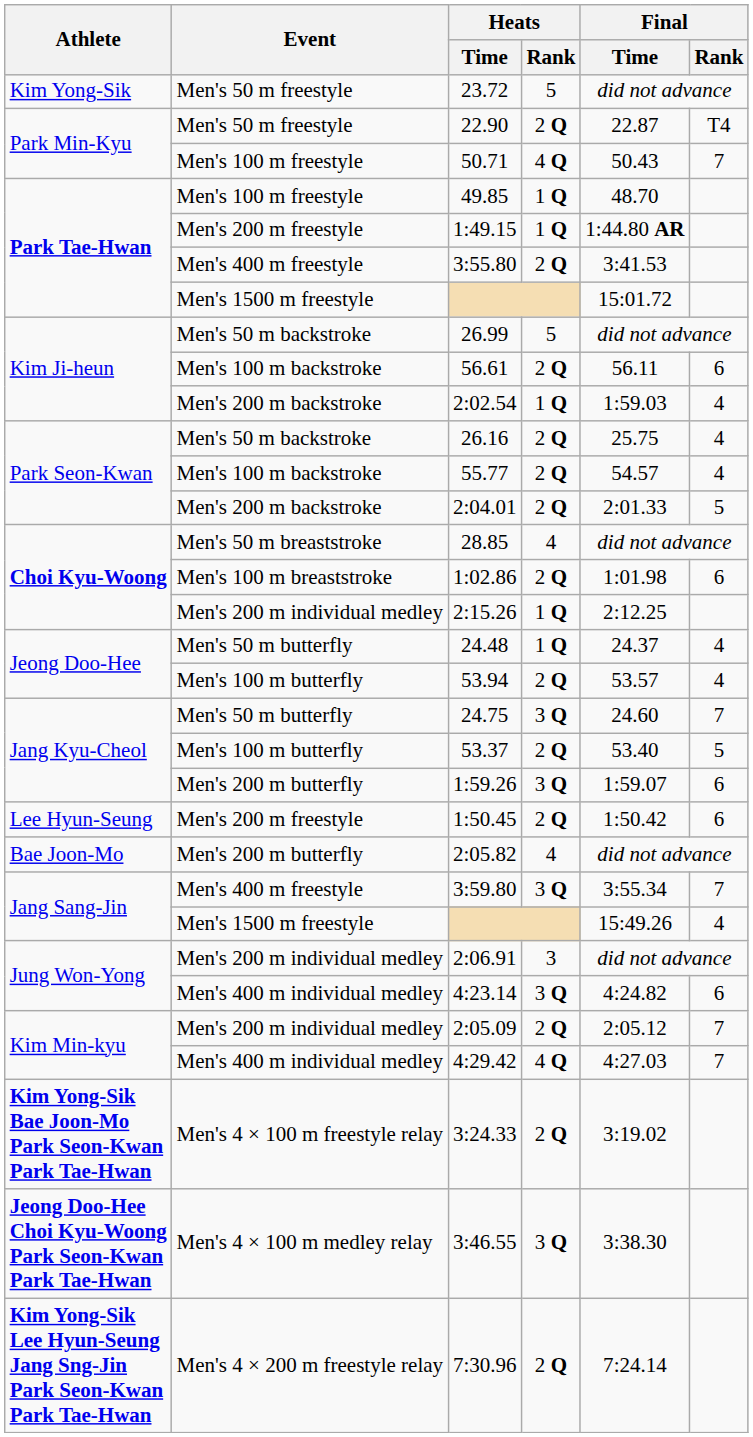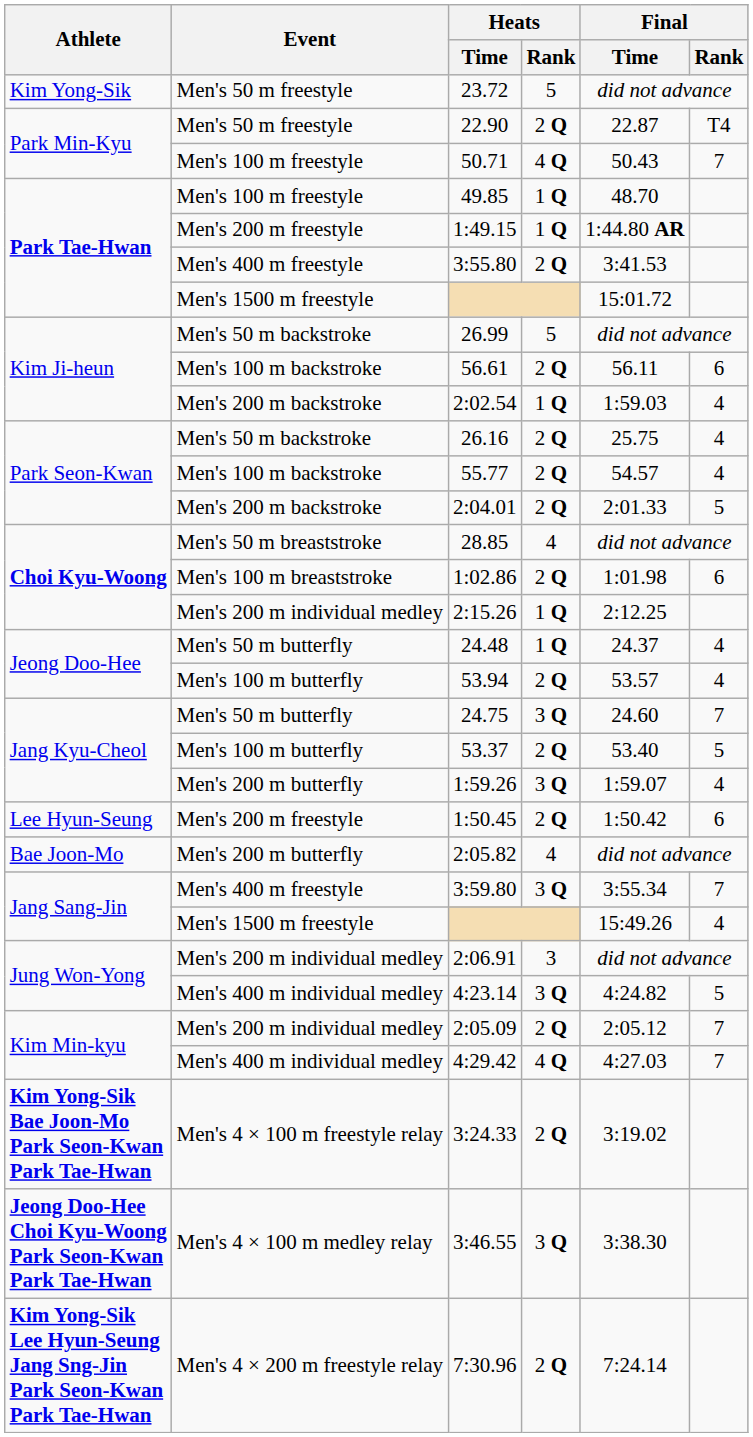(719, 785) 6 -> (719, 785) 4
(719, 993) 6 -> (719, 993) 5
